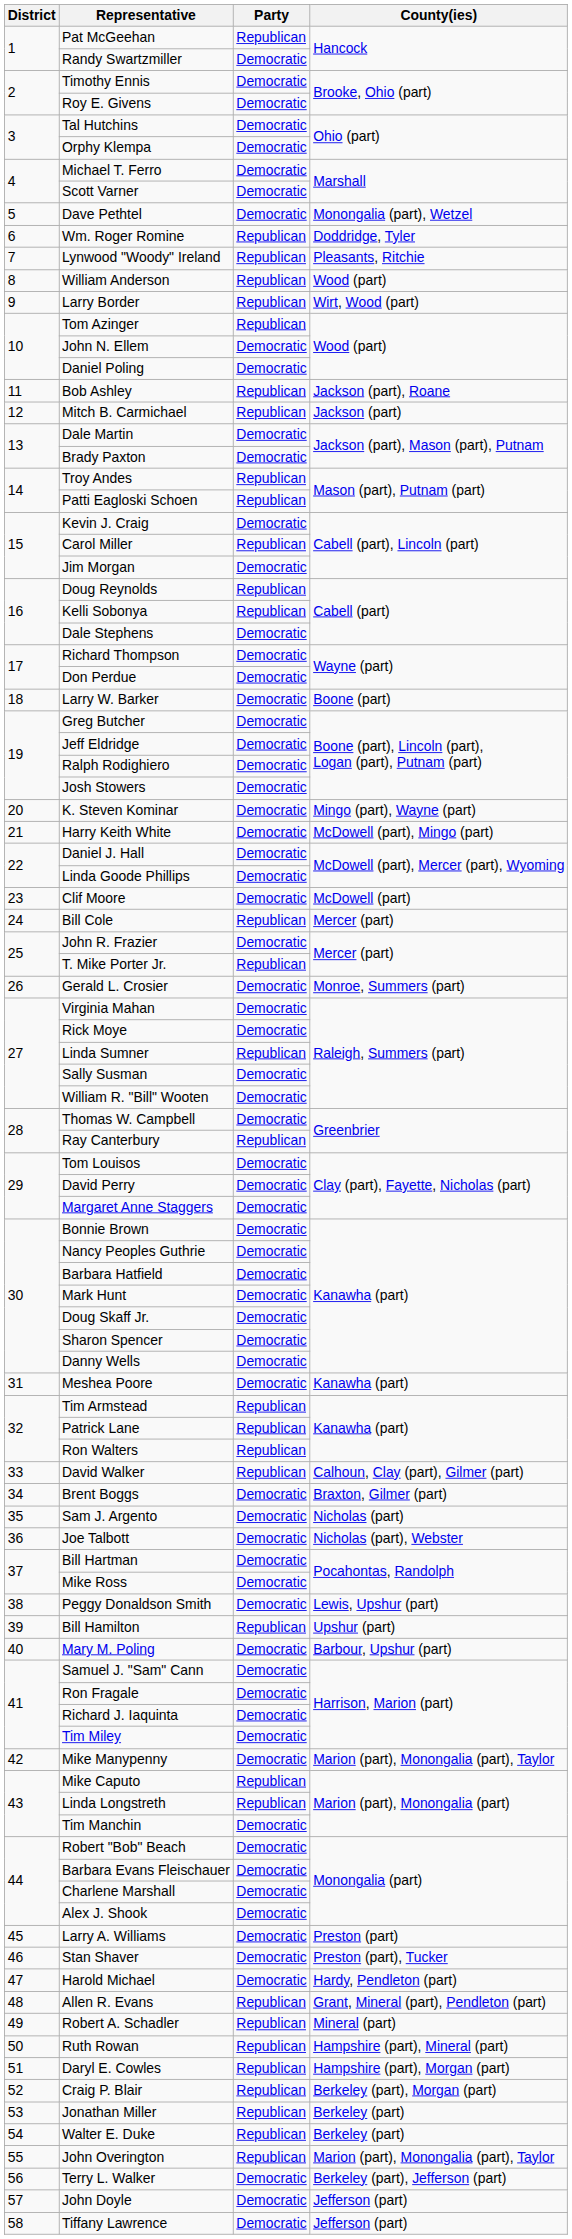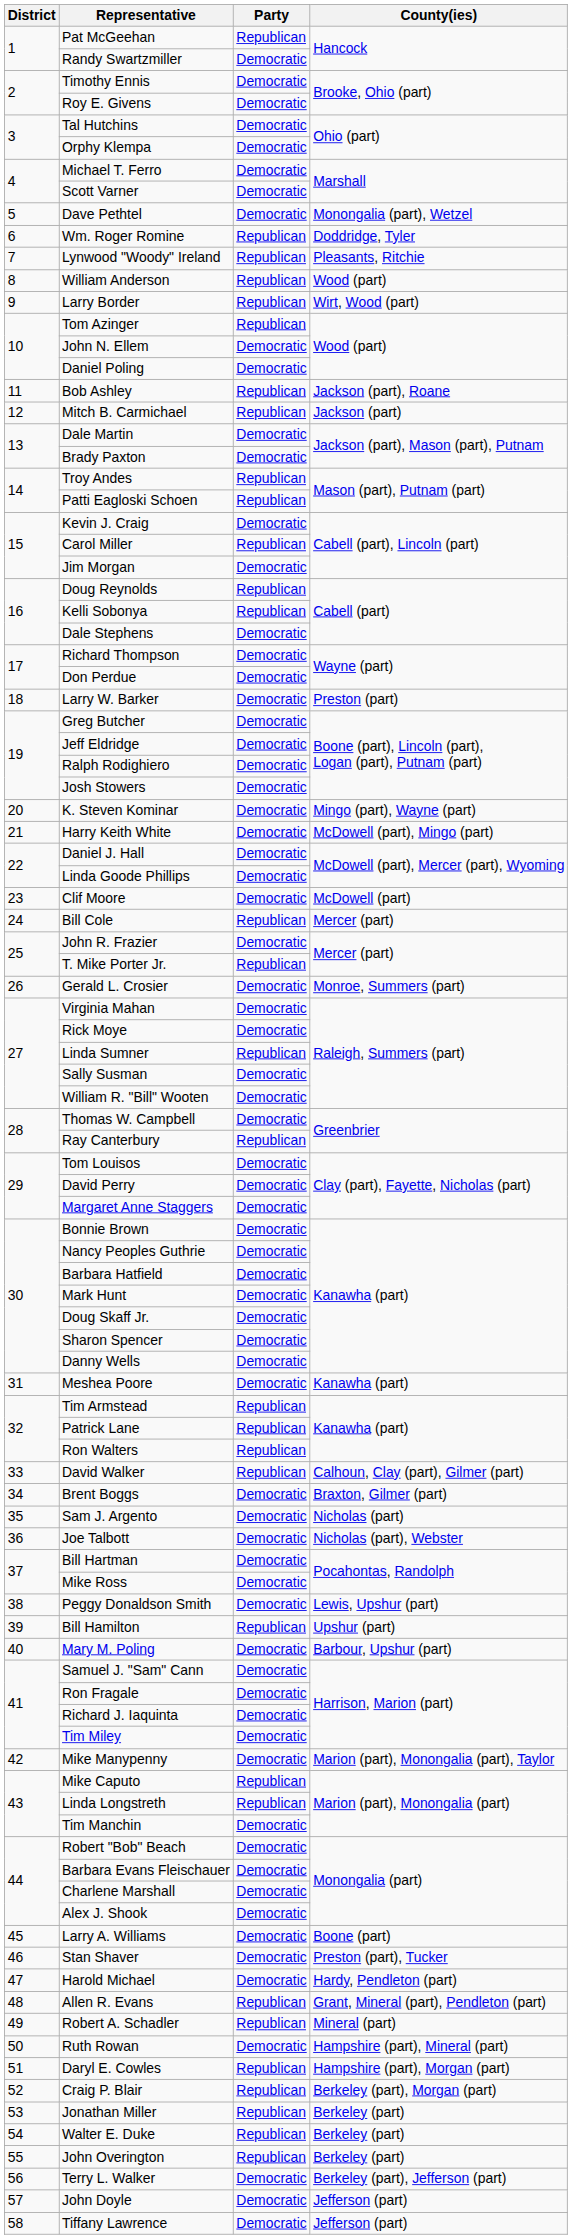(352, 699) Boone (part) -> (356, 699) Preston (part)
(356, 1936) Preston (part) -> (352, 1936) Boone (part)
(271, 2046) Republican -> (272, 2046) Democratic
(434, 2156) Marion (part), Monongalia (part), Taylor -> (359, 2156) Berkeley (part)
